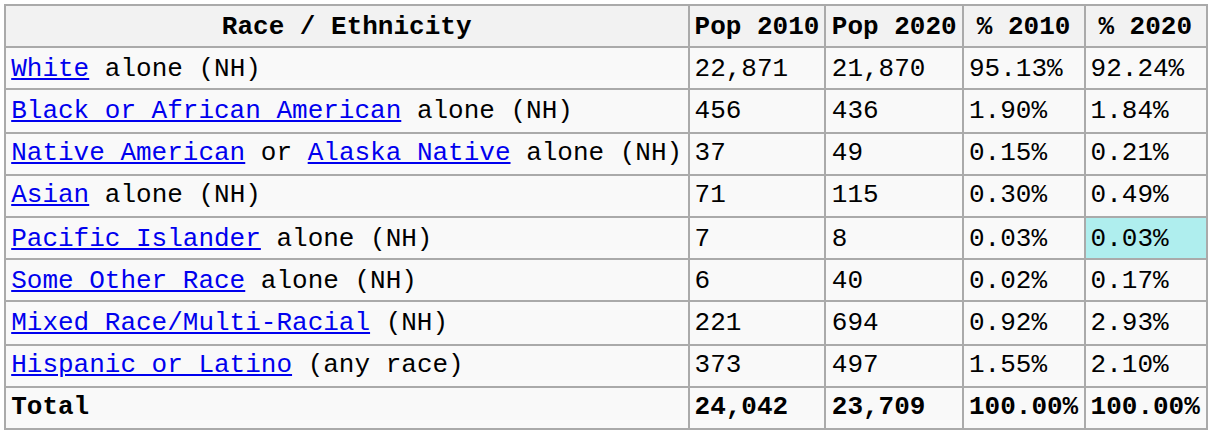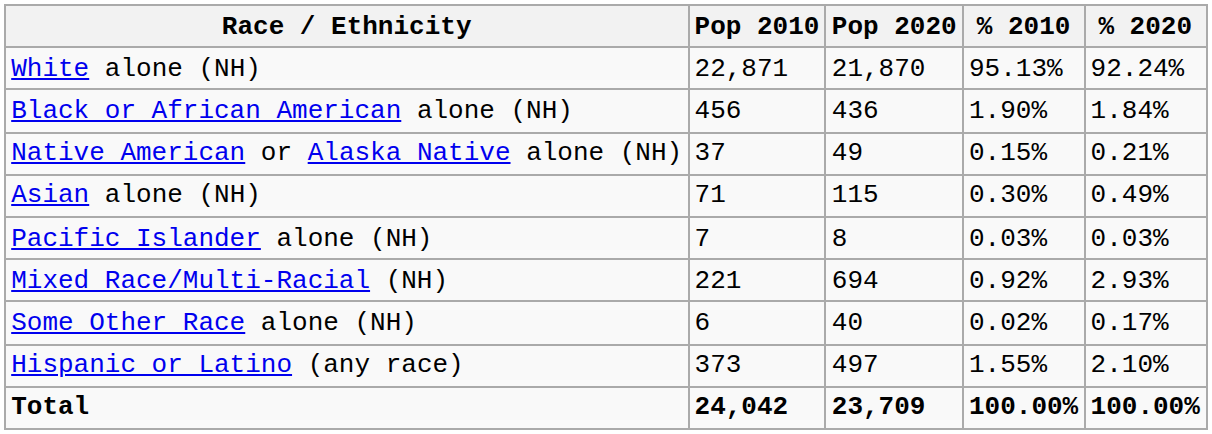(1130, 238) paleturquoise background -> (1130, 238) no background
rows swapped: (214, 280) <-> (230, 323)
